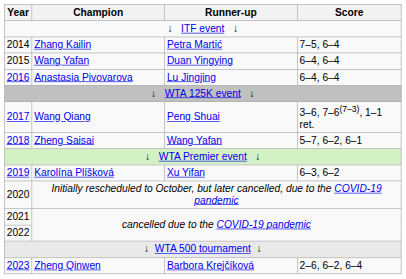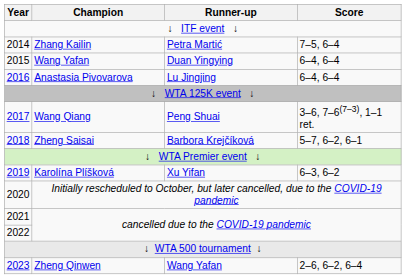(194, 140) Wang Yafan -> (210, 140) Barbora Krejčíková
(210, 265) Barbora Krejčíková -> (194, 265) Wang Yafan
